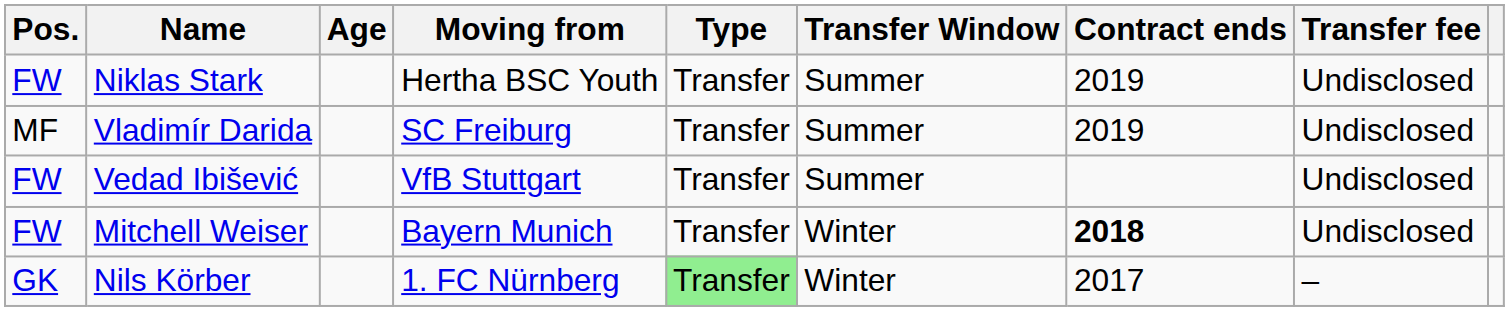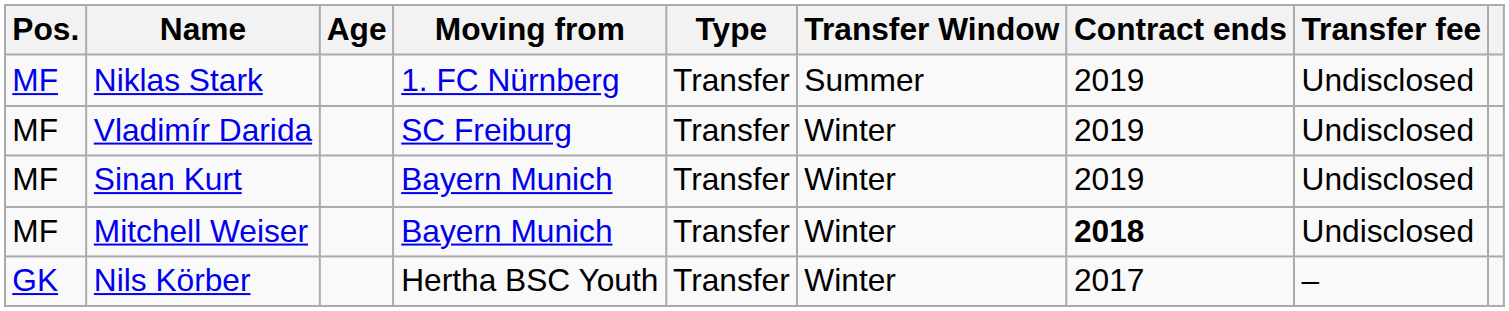(37, 79) FW -> (35, 79) MF
(530, 79) Hertha BSC Youth -> (510, 79) 1. FC Nürnberg
(864, 130) Summer -> (850, 130) Winter
+ row: (168, 180)
- row: (196, 180)
(37, 230) FW -> (35, 230) MF
(510, 280) 1. FC Nürnberg -> (530, 280) Hertha BSC Youth
(731, 280) lightgreen background -> (731, 280) no background
